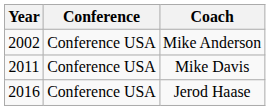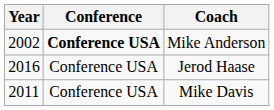(101, 42) normal -> (104, 42) bold
rows swapped: (212, 67) <-> (212, 92)
